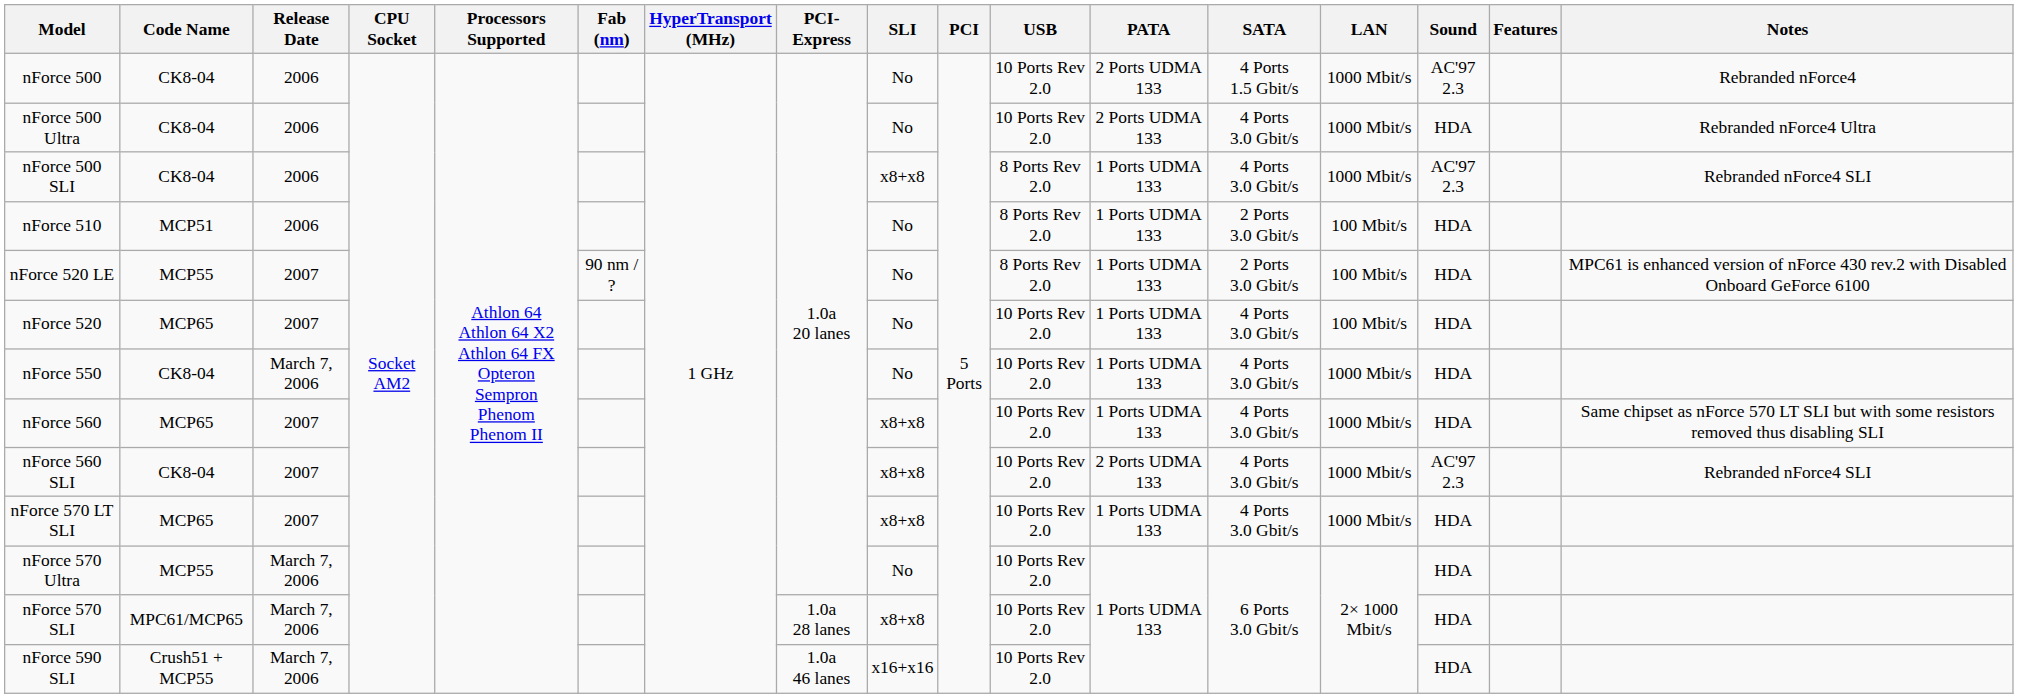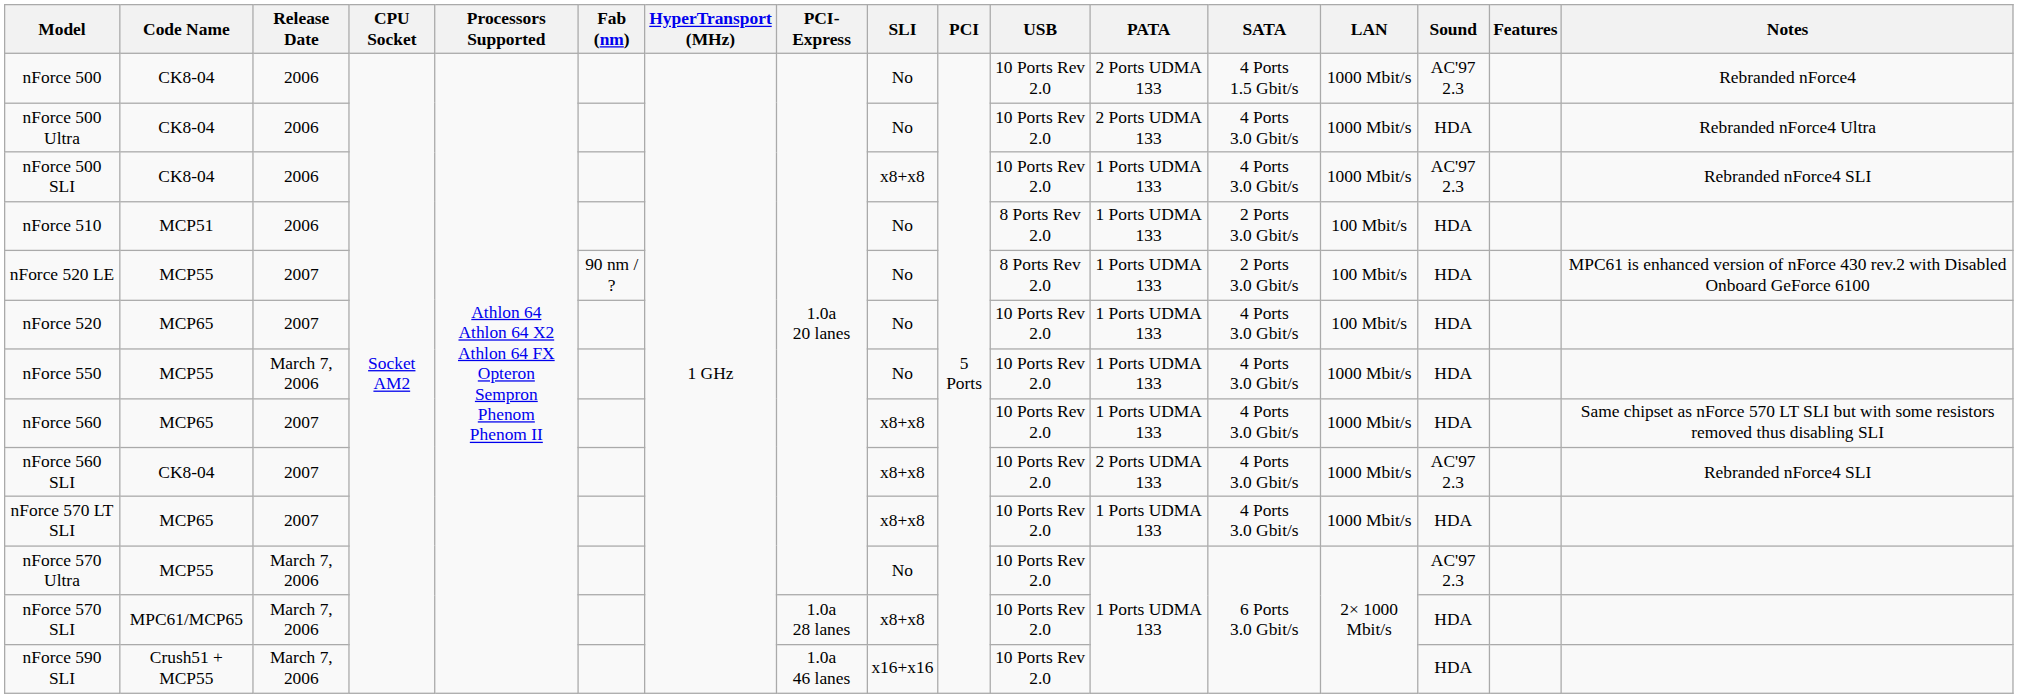(1040, 176) 8 Ports Rev 2.0 -> (1040, 176) 10 Ports Rev 2.0
(186, 373) CK8-04 -> (186, 373) MCP55
(1453, 569) HDA -> (1453, 569) AC'97 2.3
